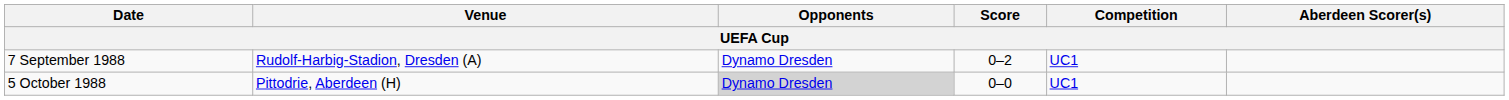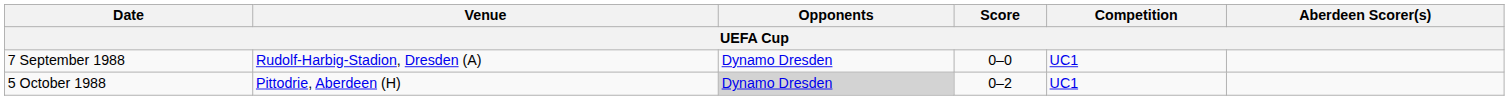(1000, 60) 0–2 -> (1000, 60) 0–0
(1000, 83) 0–0 -> (1000, 83) 0–2
